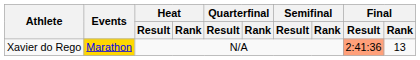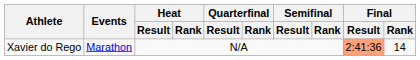(109, 47) gold background -> (109, 47) no background
(400, 47) 13 -> (400, 47) 14
